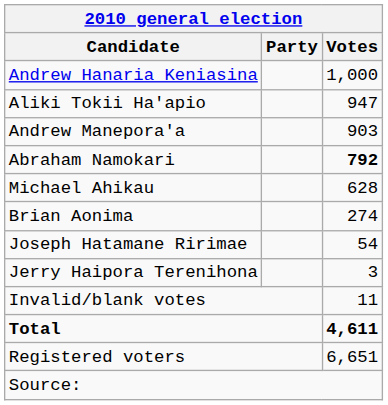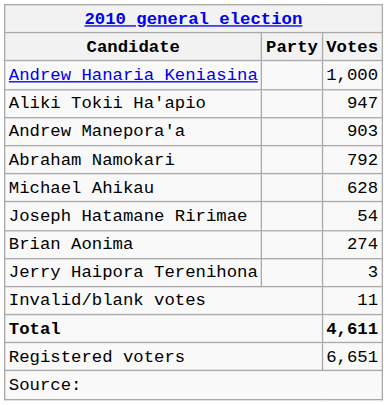(362, 160) bold -> (362, 160) normal
rows swapped: (71, 216) <-> (128, 244)
